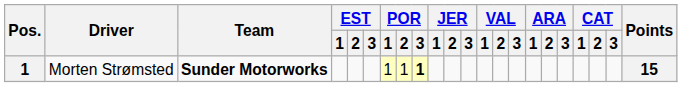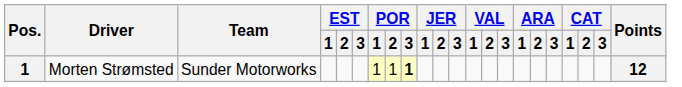(254, 69) bold -> (249, 69) normal
(649, 69) 15 -> (638, 69) 12
